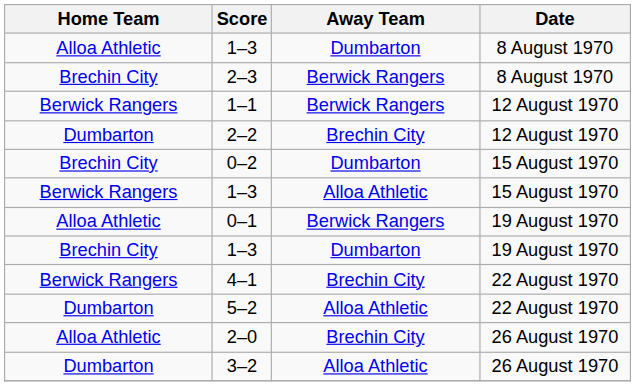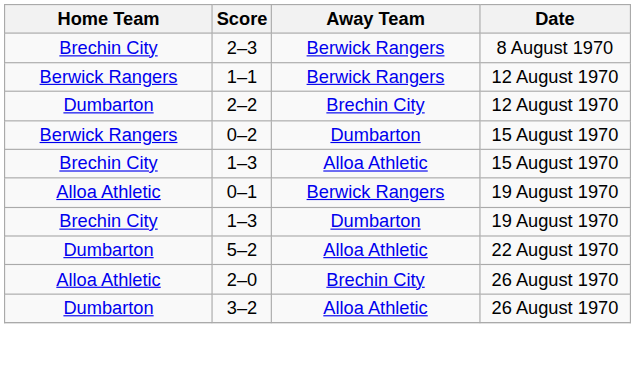- row: (242, 47)
(109, 163) Brechin City -> (109, 134) Berwick Rangers
(109, 192) Berwick Rangers -> (109, 163) Brechin City
- row: (242, 279)
